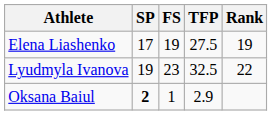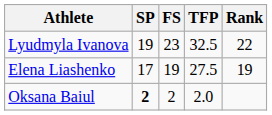rows swapped: (68, 70) <-> (62, 44)
(171, 97) 1 -> (171, 97) 2
(203, 97) 2.9 -> (203, 97) 2.0
